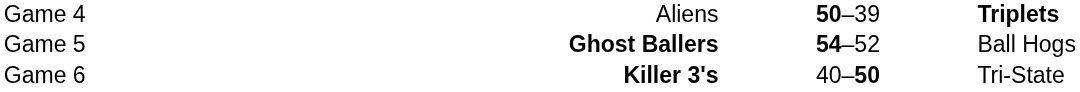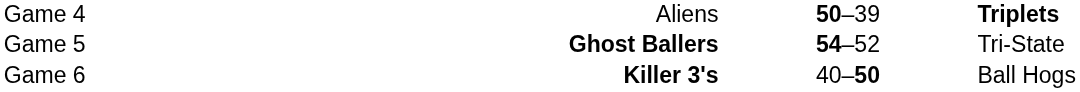(1027, 44) Ball Hogs -> (1021, 44) Tri-State
(1021, 75) Tri-State -> (1027, 75) Ball Hogs
